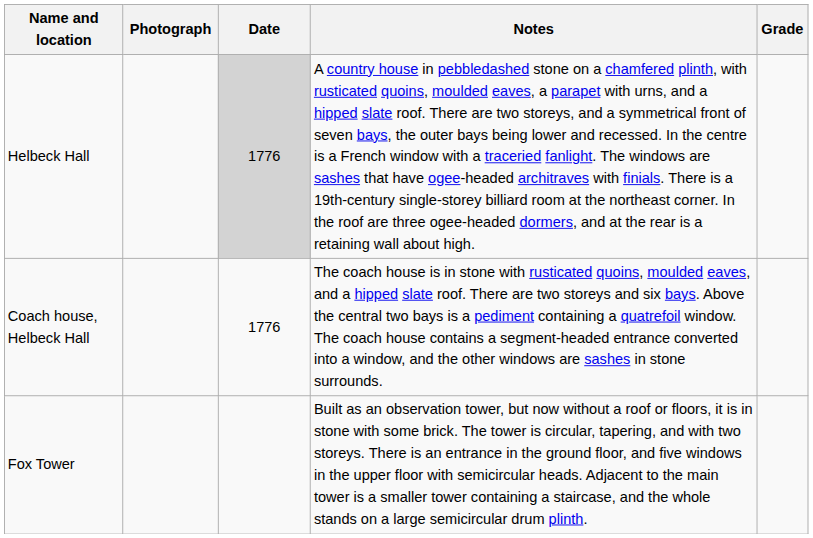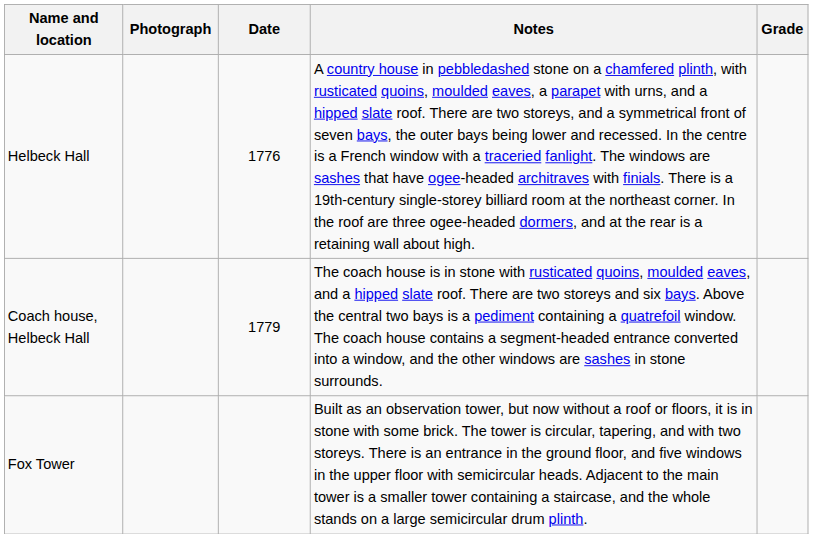(264, 156) lightgrey background -> (264, 156) no background
(264, 327) 1776 -> (264, 327) 1779
